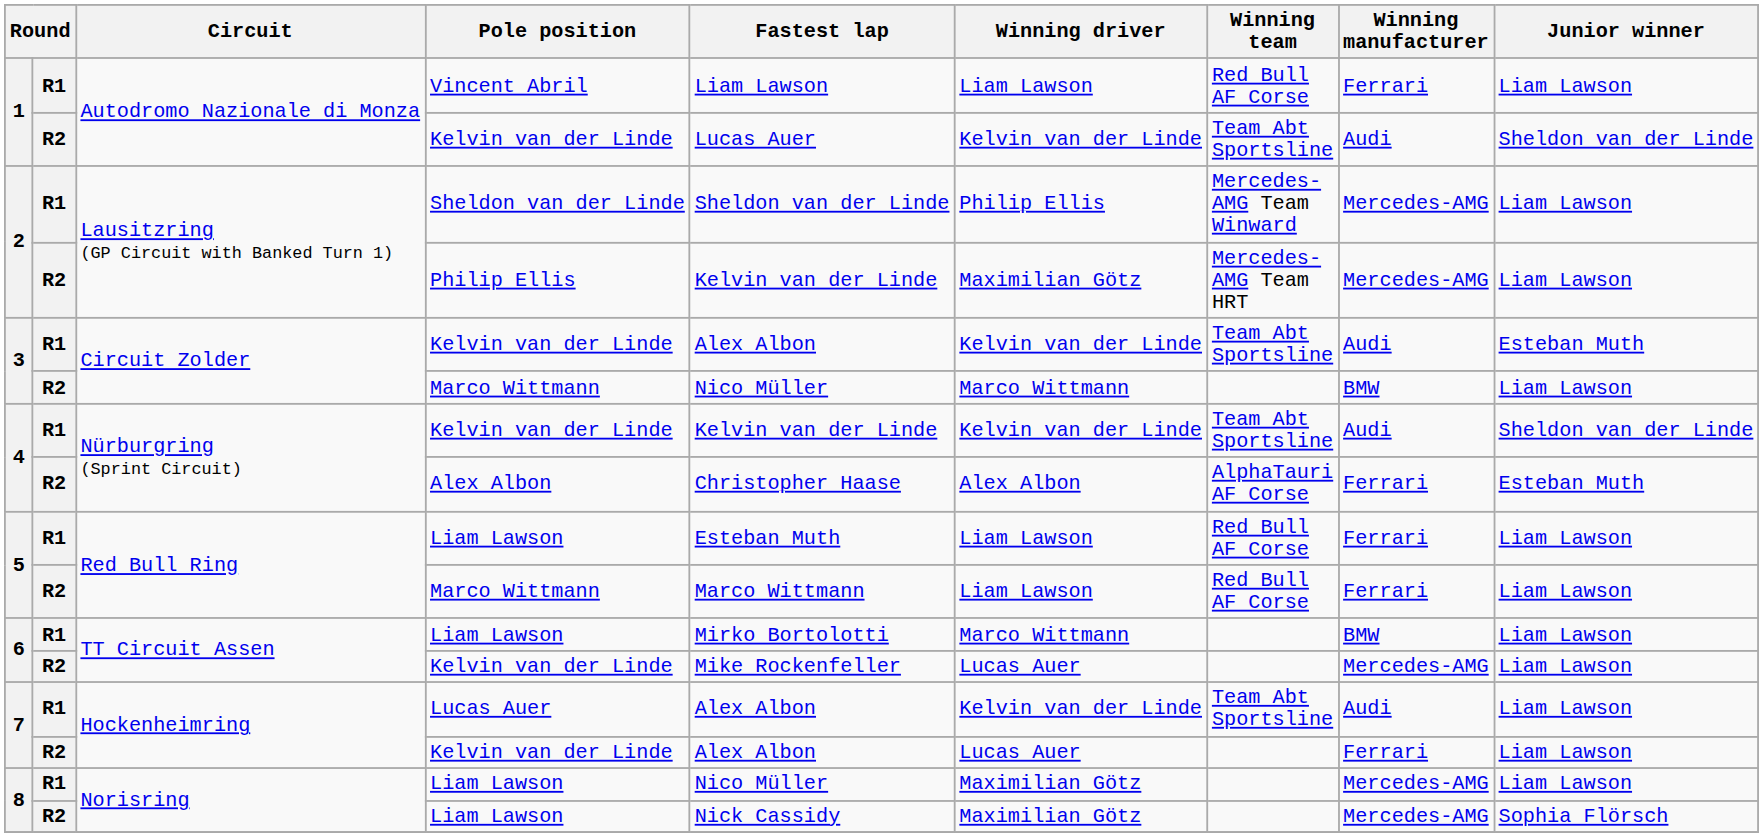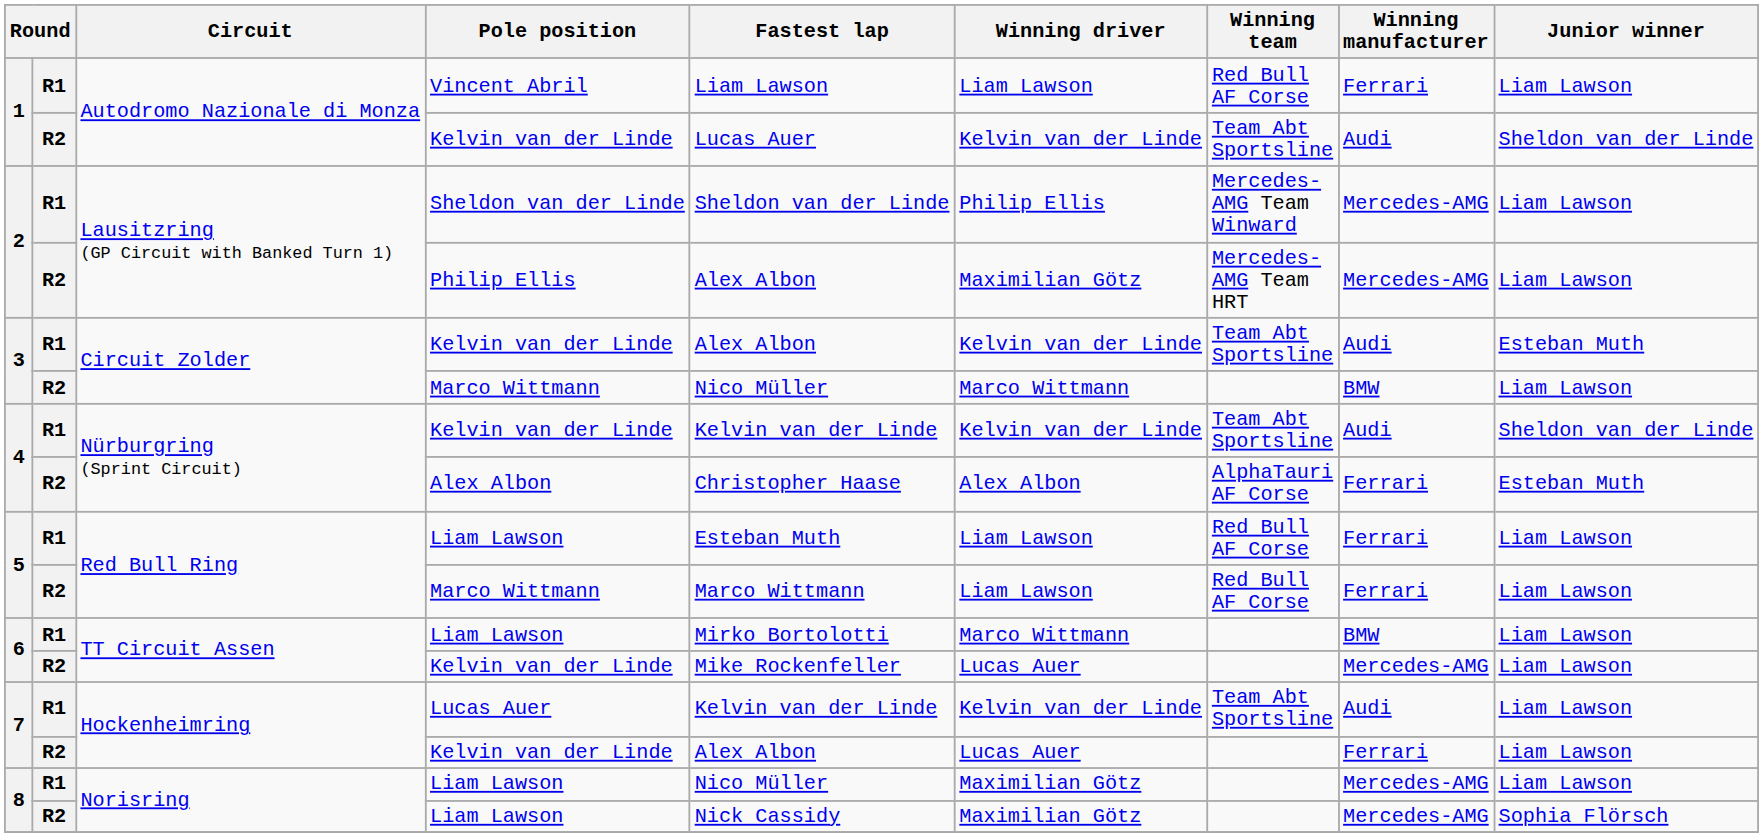(816, 280) Kelvin van der Linde -> (755, 280) Alex Albon
(755, 709) Alex Albon -> (816, 709) Kelvin van der Linde
